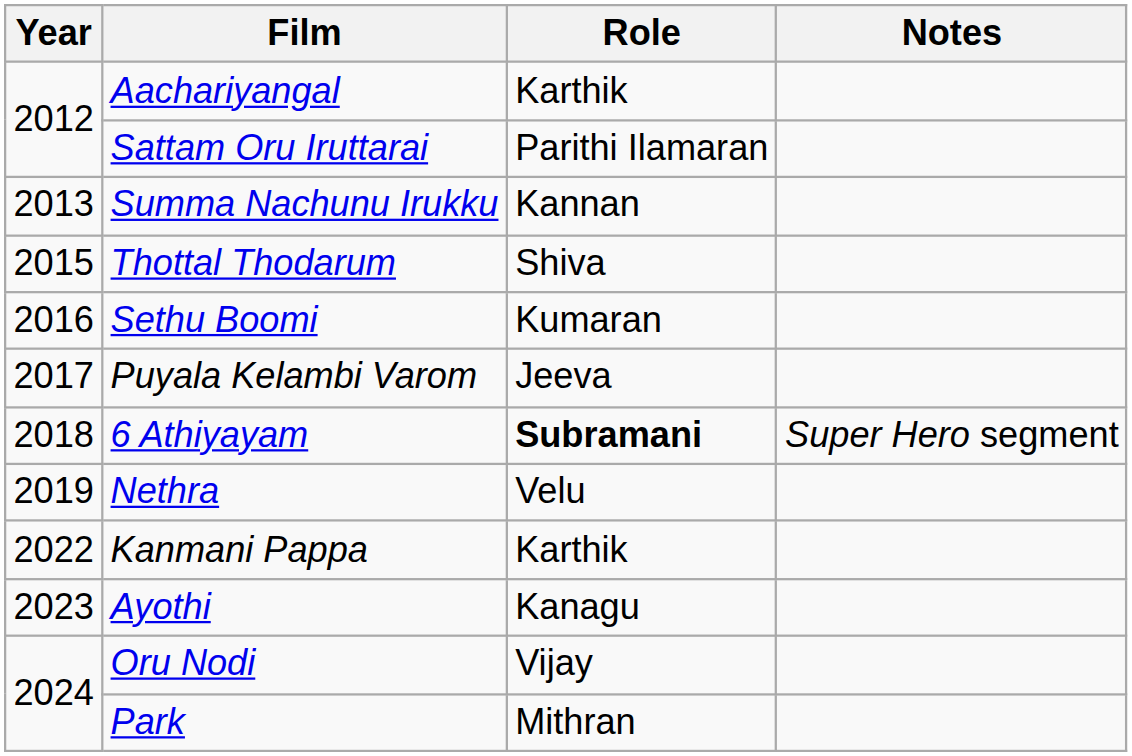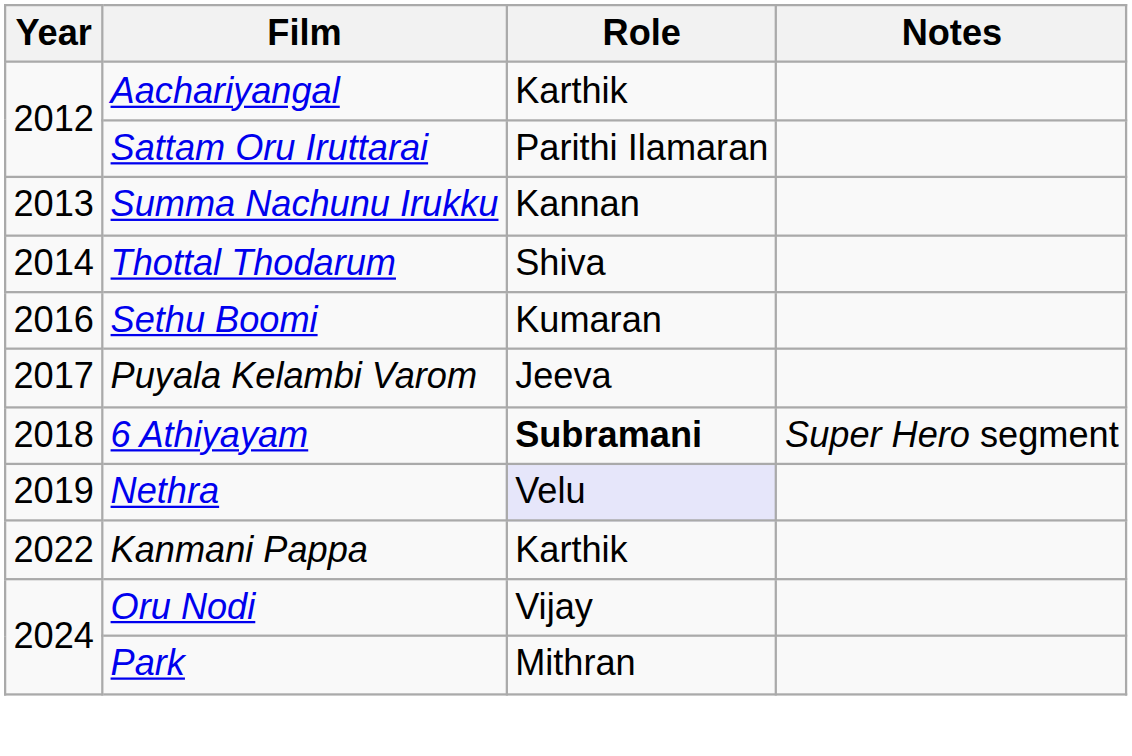(54, 262) 2015 -> (54, 262) 2014
(550, 491) no background -> (550, 491) lavender background
- row: (161, 606)
